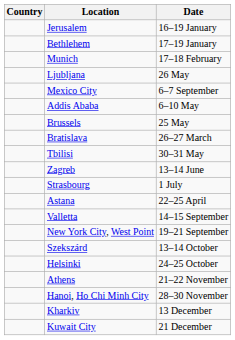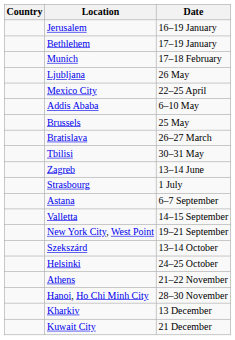(188, 91) 6–7 September -> (182, 91) 22–25 April
(182, 201) 22–25 April -> (188, 201) 6–7 September
